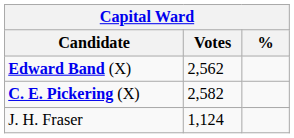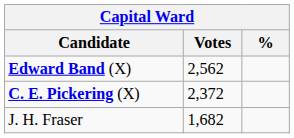(206, 94) 2,582 -> (206, 94) 2,372
(206, 119) 1,124 -> (206, 119) 1,682
